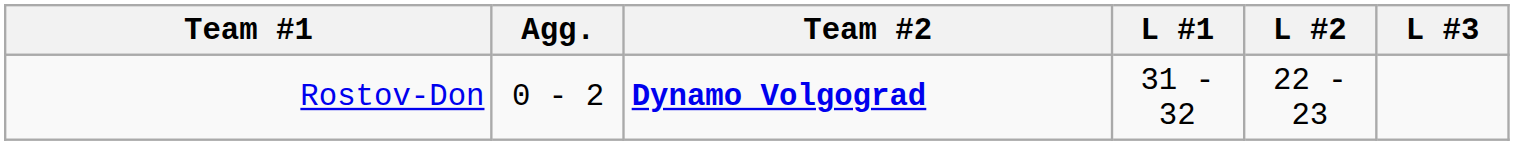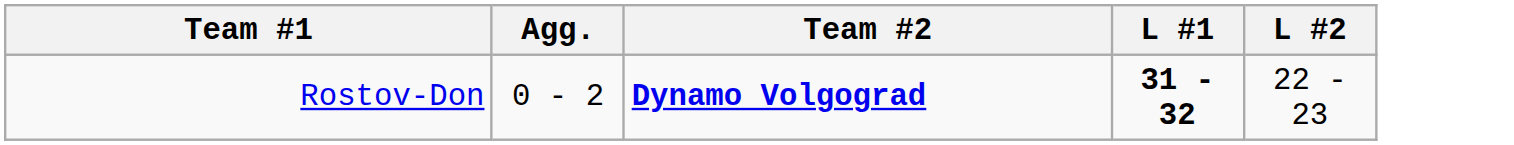- column: (1442, 30)
(1177, 98) normal -> (1177, 98) bold
